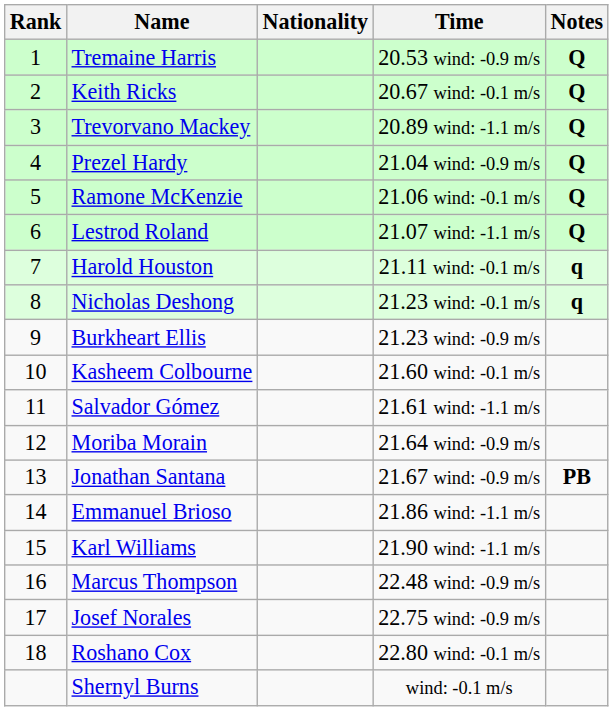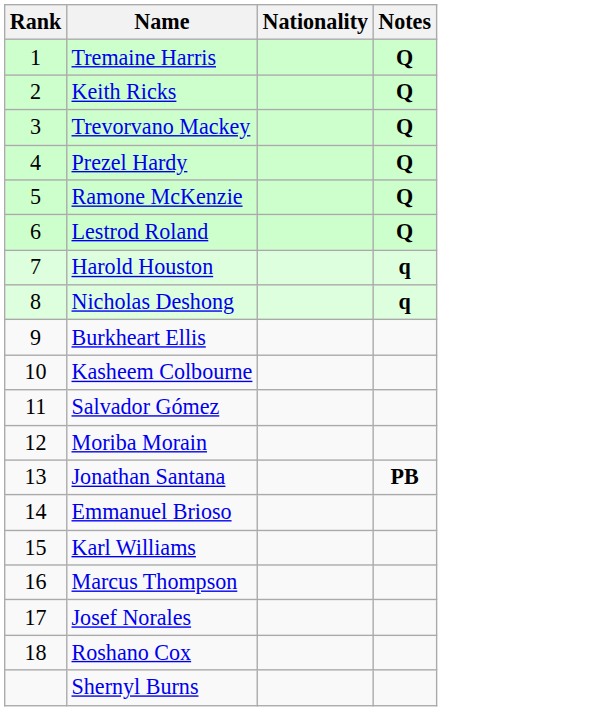- column: (459, 22)
